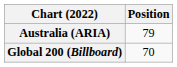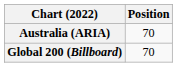(149, 33) 79 -> (149, 33) 70
